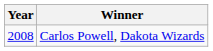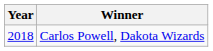(21, 35) 2008 -> (21, 35) 2018
